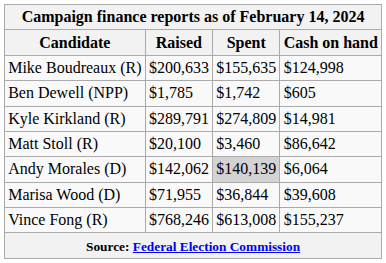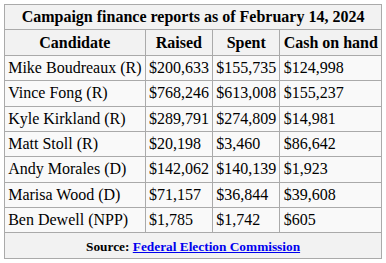(246, 67) $155,635 -> (246, 67) $155,735
rows swapped: (58, 220) <-> (68, 93)
(175, 144) $20,100 -> (175, 144) $20,198
(246, 169) lightgrey background -> (246, 169) no background
(306, 169) $6,064 -> (306, 169) $1,923
(175, 194) $71,955 -> (175, 194) $71,157
